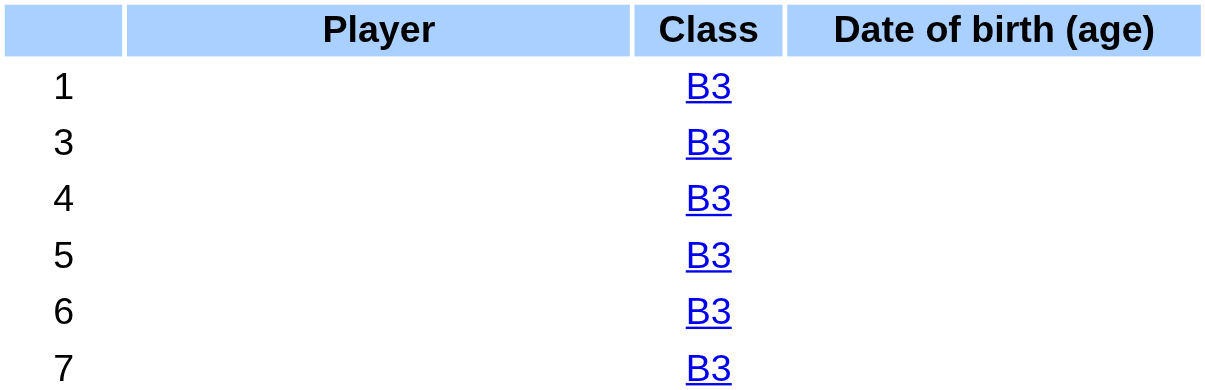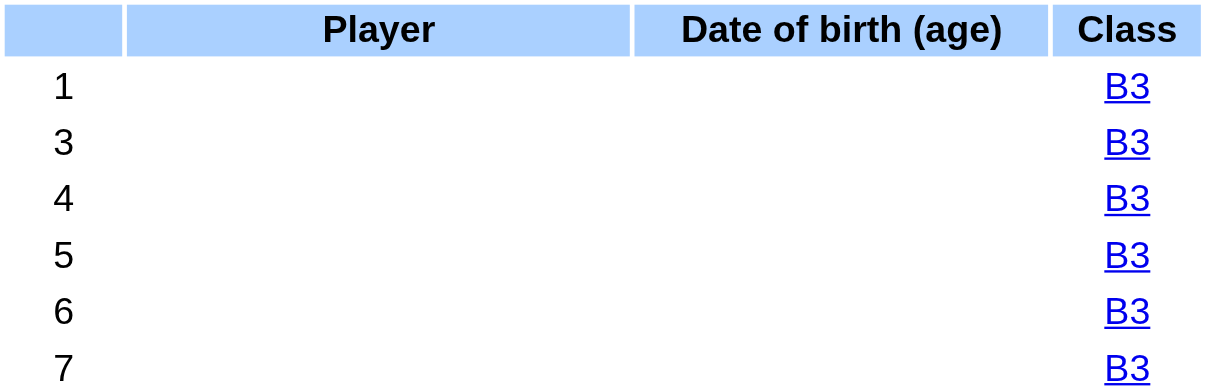columns swapped: (709, 29) <-> (994, 29)
